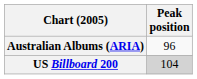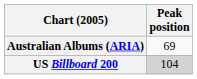(169, 45) 96 -> (169, 45) 69
